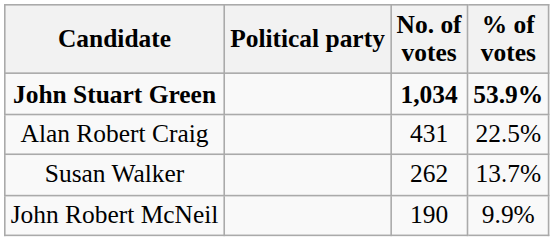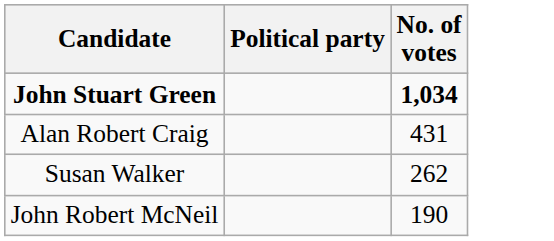- column: (508, 38)
